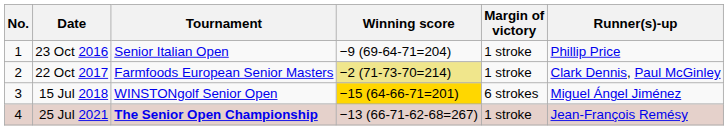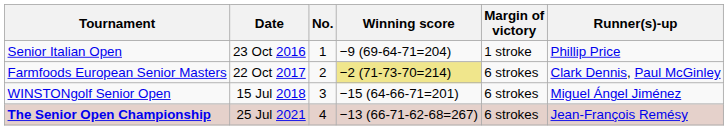columns swapped: (18, 23) <-> (224, 23)
(508, 73) 1 stroke -> (511, 73) 6 strokes
(399, 94) gold background -> (399, 94) no background
(508, 115) 1 stroke -> (511, 115) 6 strokes
